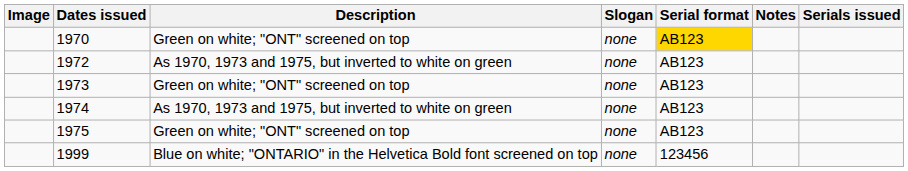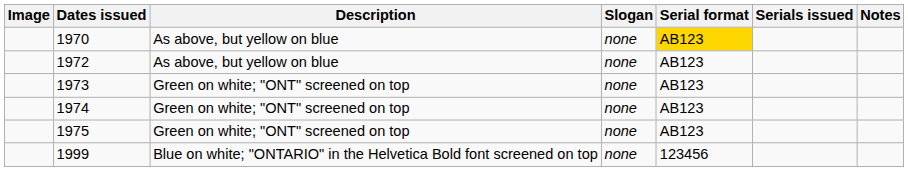columns swapped: (852, 16) <-> (776, 16)
(281, 39) Green on white; "ONT" screened on top -> (246, 39) As above, but yellow on blue
(332, 62) As 1970, 1973 and 1975, but inverted to white on green -> (246, 62) As above, but yellow on blue
(332, 108) As 1970, 1973 and 1975, but inverted to white on green -> (281, 108) Green on white; "ONT" screened on top
